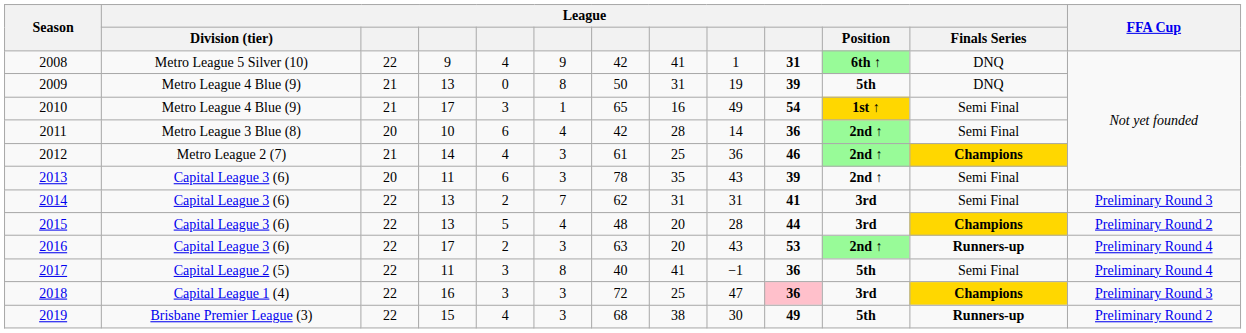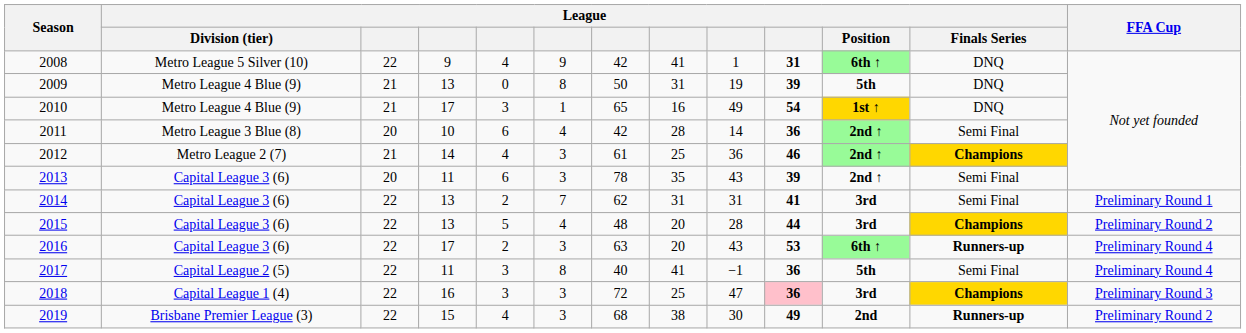(989, 108) Semi Final -> (989, 108) DNQ
(1154, 200) Preliminary Round 3 -> (1154, 200) Preliminary Round 1
(866, 246) 2nd ↑ -> (866, 246) 6th ↑
(866, 316) 5th -> (866, 316) 2nd
